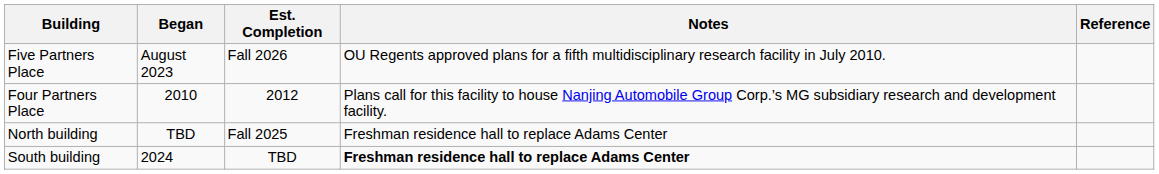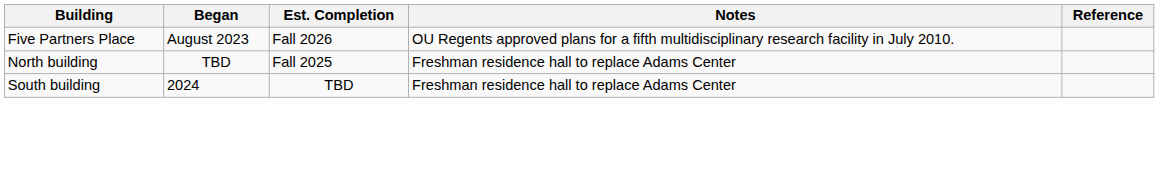- row: (52, 103)
(517, 157) bold -> (574, 85) normal
